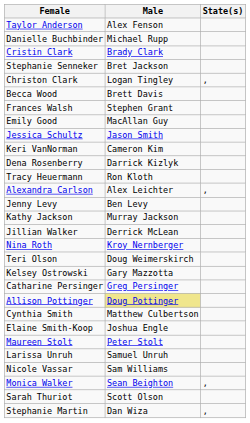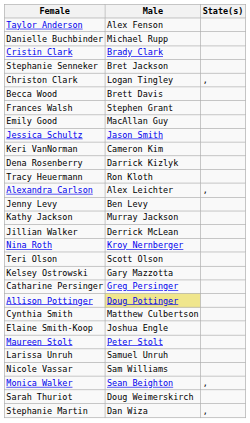(150, 259) Doug Weimerskirch -> (135, 259) Scott Olson
(135, 397) Scott Olson -> (150, 397) Doug Weimerskirch
